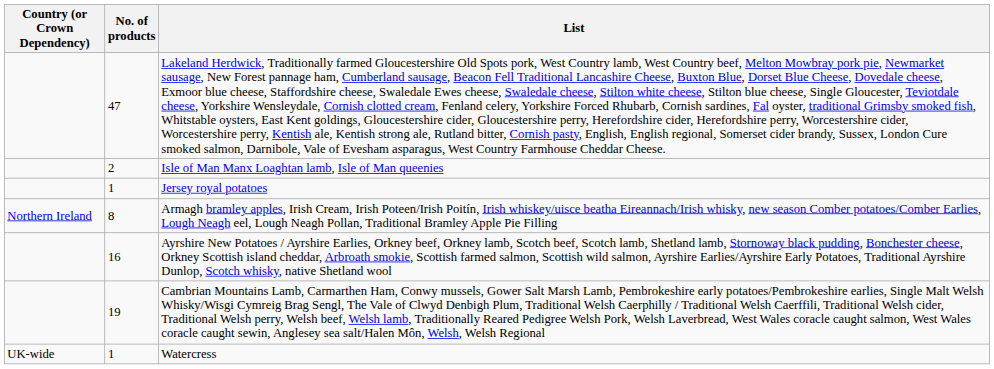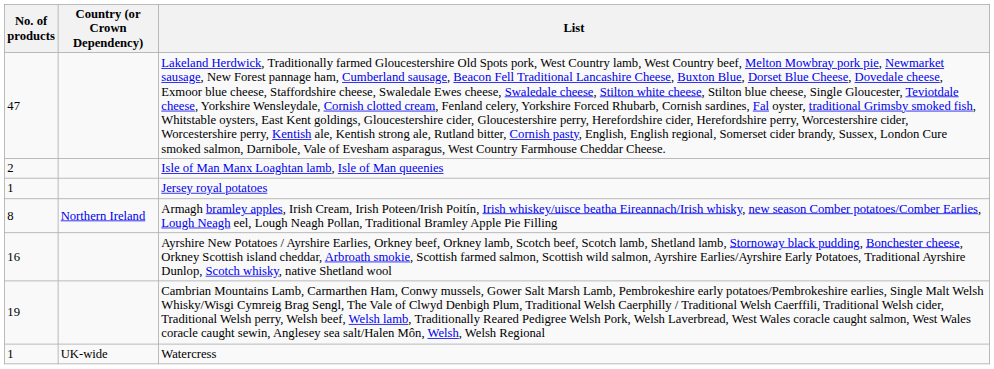columns swapped: (55, 28) <-> (132, 28)
